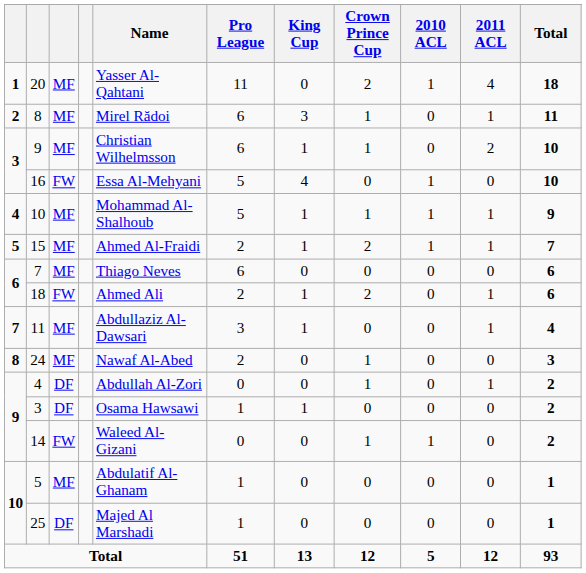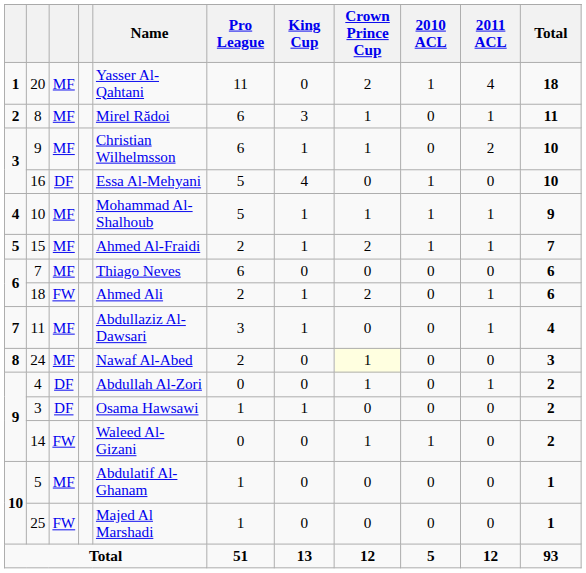(64, 181) FW -> (64, 181) DF
(368, 360) no background -> (368, 360) lightyellow background
(64, 523) DF -> (64, 523) FW
